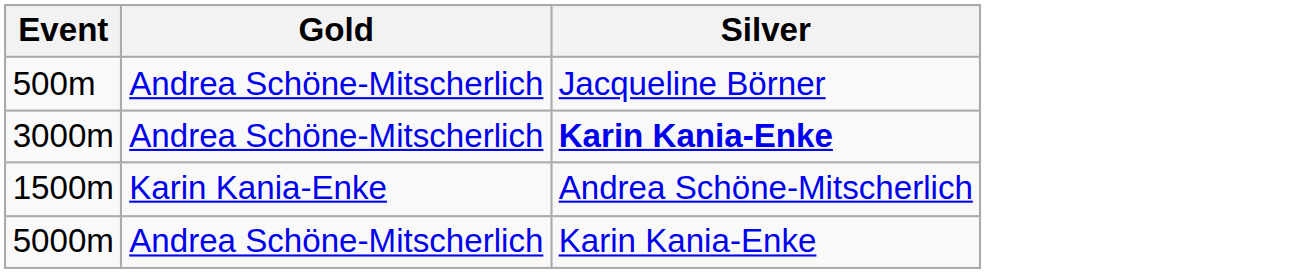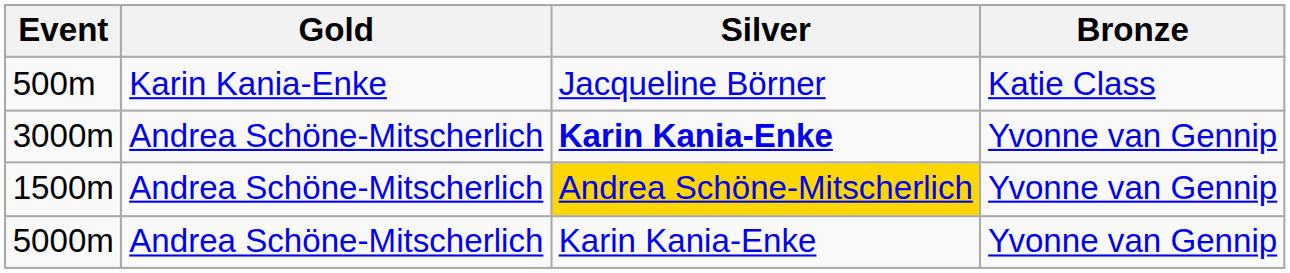+ column: (1133, 30)
(336, 83) Andrea Schöne-Mitscherlich -> (258, 83) Karin Kania-Enke
(258, 188) Karin Kania-Enke -> (336, 188) Andrea Schöne-Mitscherlich
(766, 188) no background -> (766, 188) gold background
